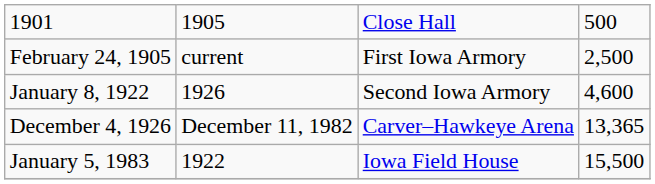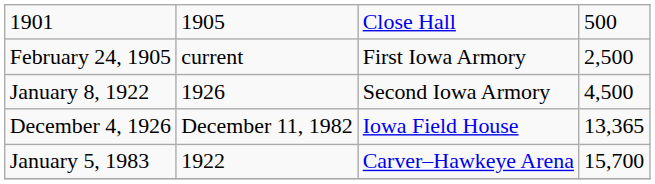(609, 91) 4,600 -> (609, 91) 4,500
(468, 126) Carver–Hawkeye Arena -> (441, 126) Iowa Field House
(441, 160) Iowa Field House -> (468, 160) Carver–Hawkeye Arena
(614, 160) 15,500 -> (614, 160) 15,700
